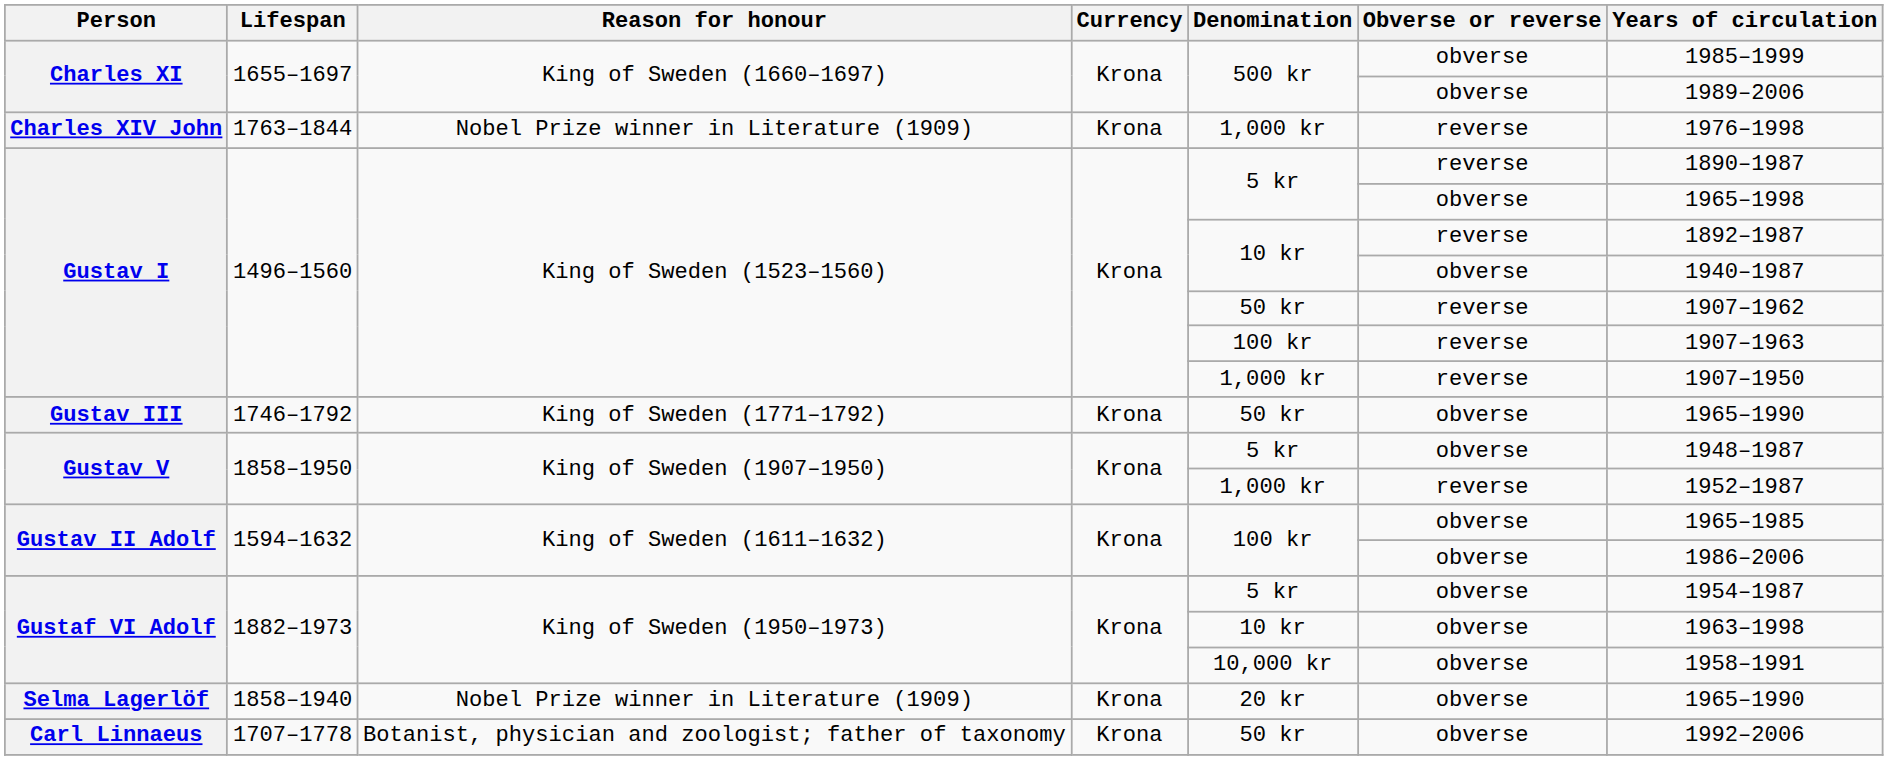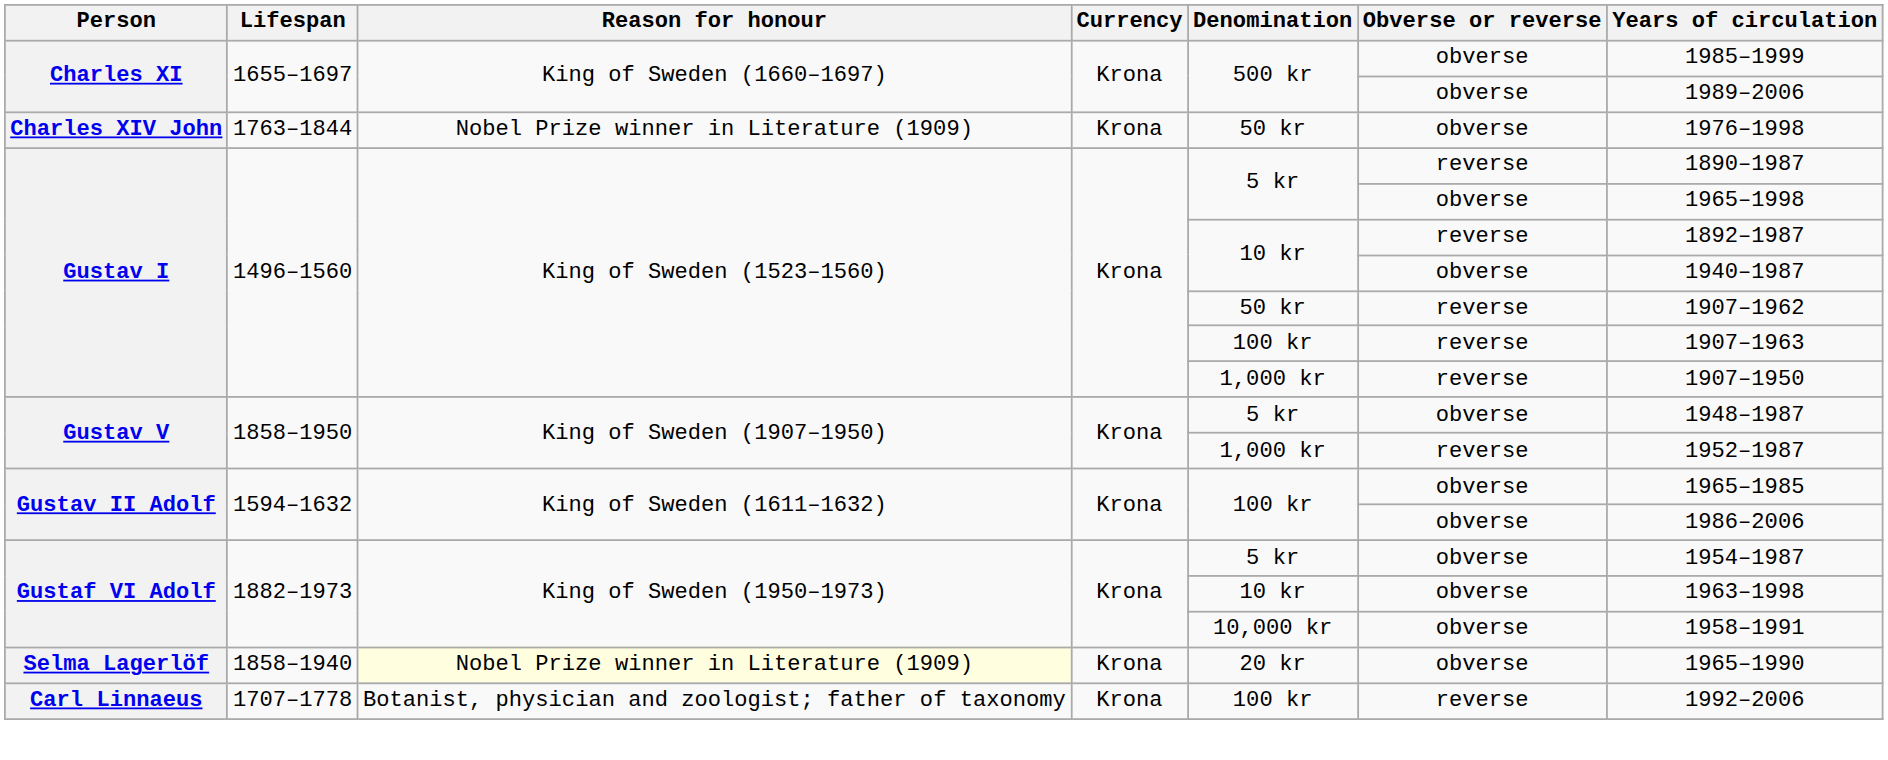(1273, 130) 1,000 kr -> (1273, 130) 50 kr
(1482, 130) reverse -> (1482, 130) obverse
- row: (116, 416)
(714, 701) no background -> (714, 665) lightyellow background
(1273, 737) 50 kr -> (1273, 701) 100 kr
(1482, 737) obverse -> (1482, 701) reverse
